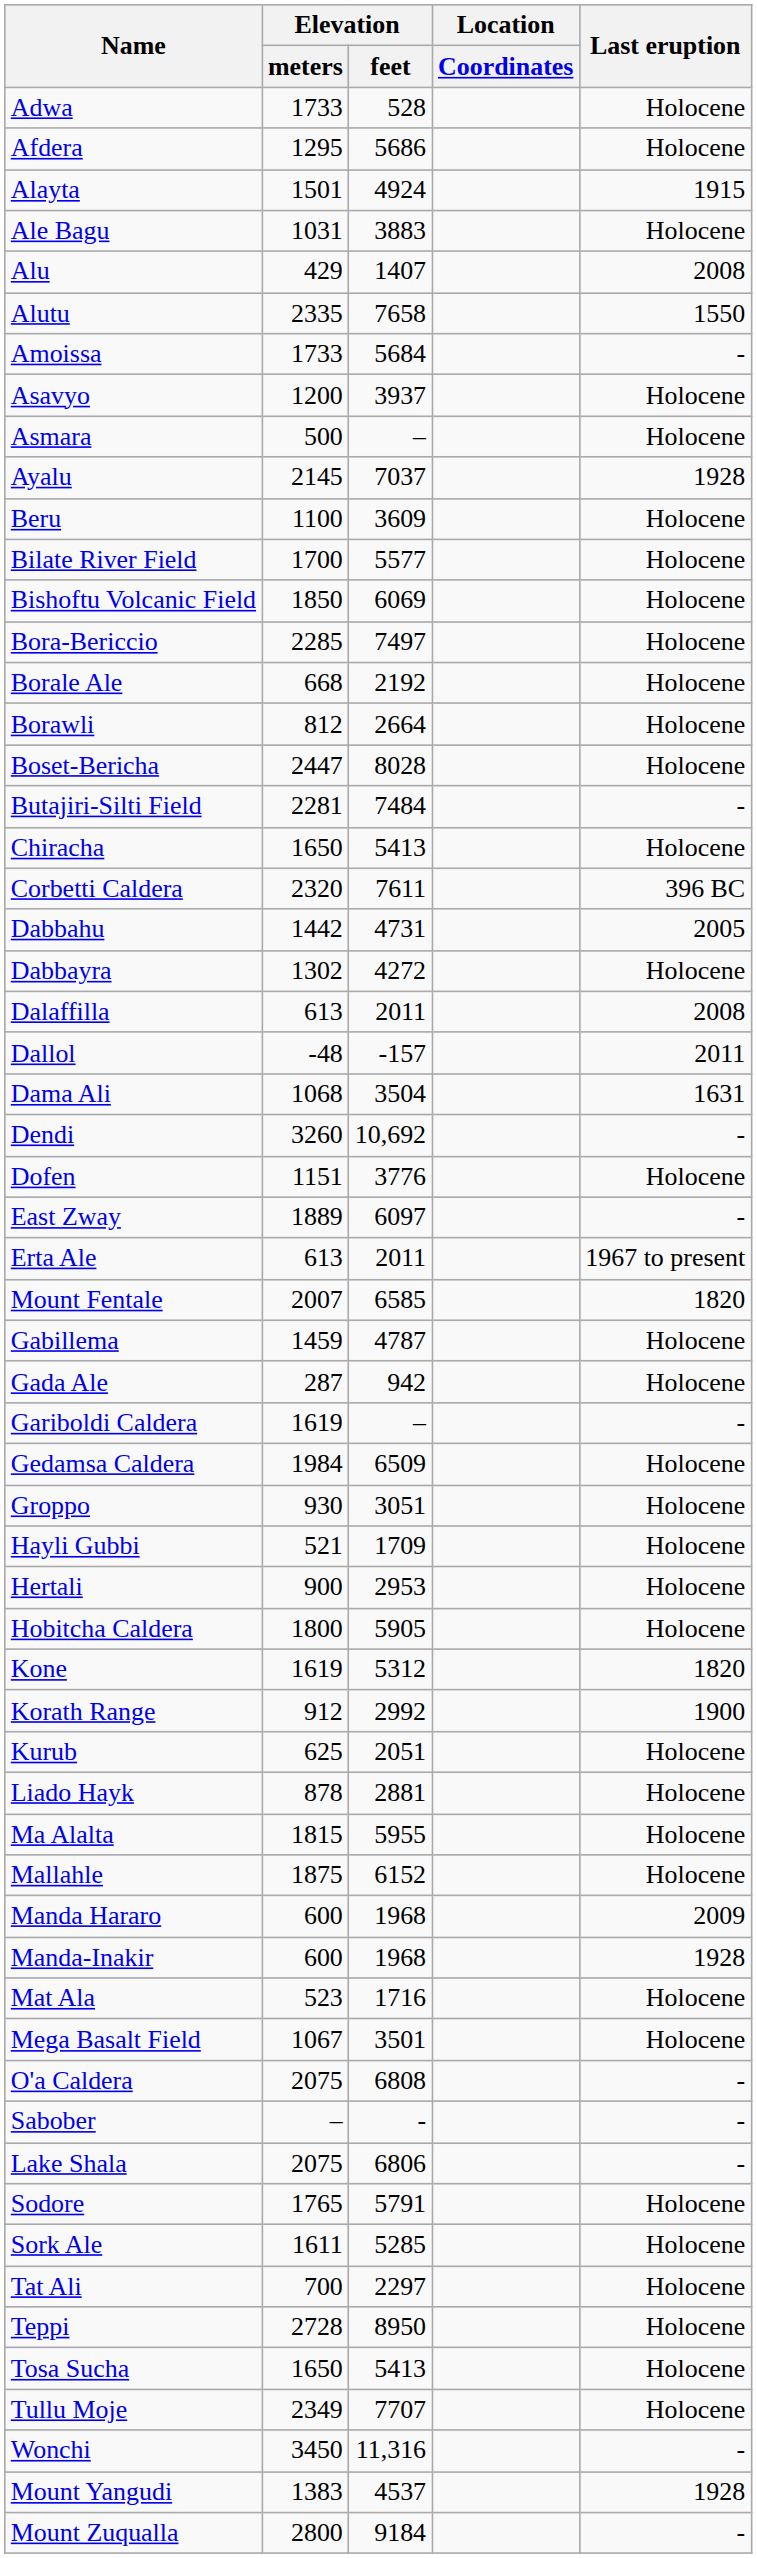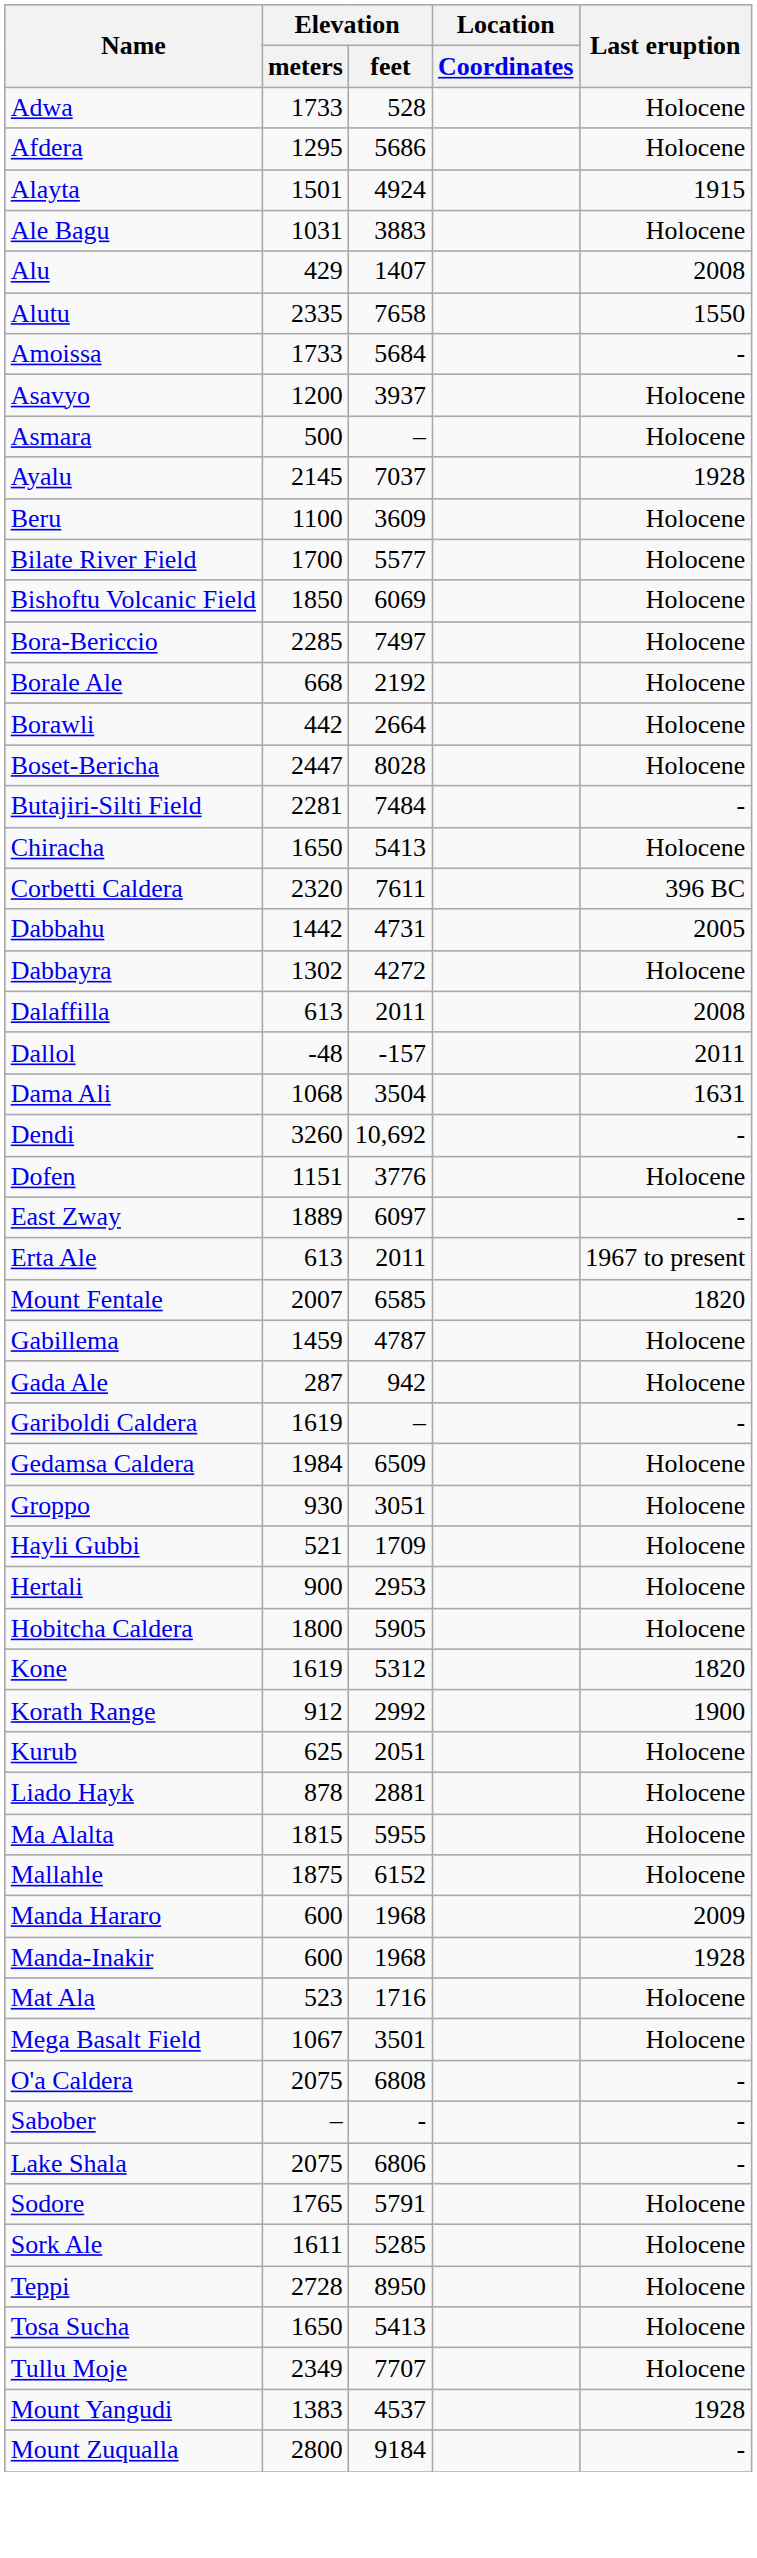(323, 723) 812 -> (323, 723) 442
- row: (46, 2285)
- row: (51, 2450)
